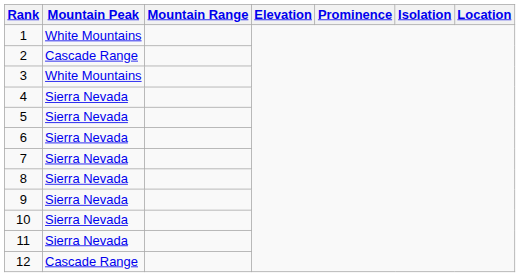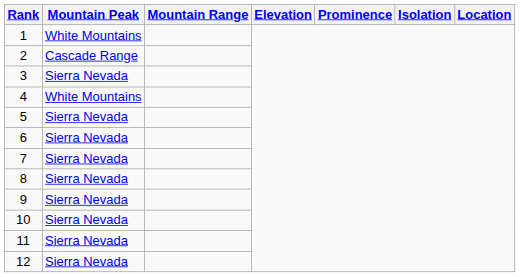(93, 76) White Mountains -> (86, 76) Sierra Nevada
(86, 96) Sierra Nevada -> (93, 96) White Mountains
(92, 261) Cascade Range -> (86, 261) Sierra Nevada
